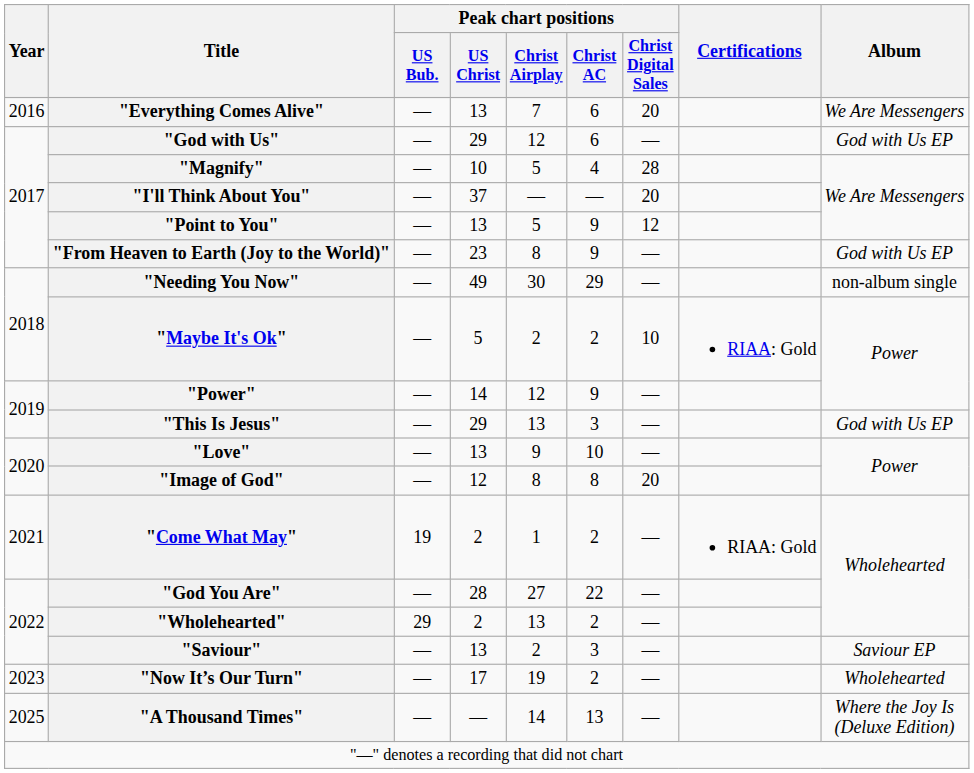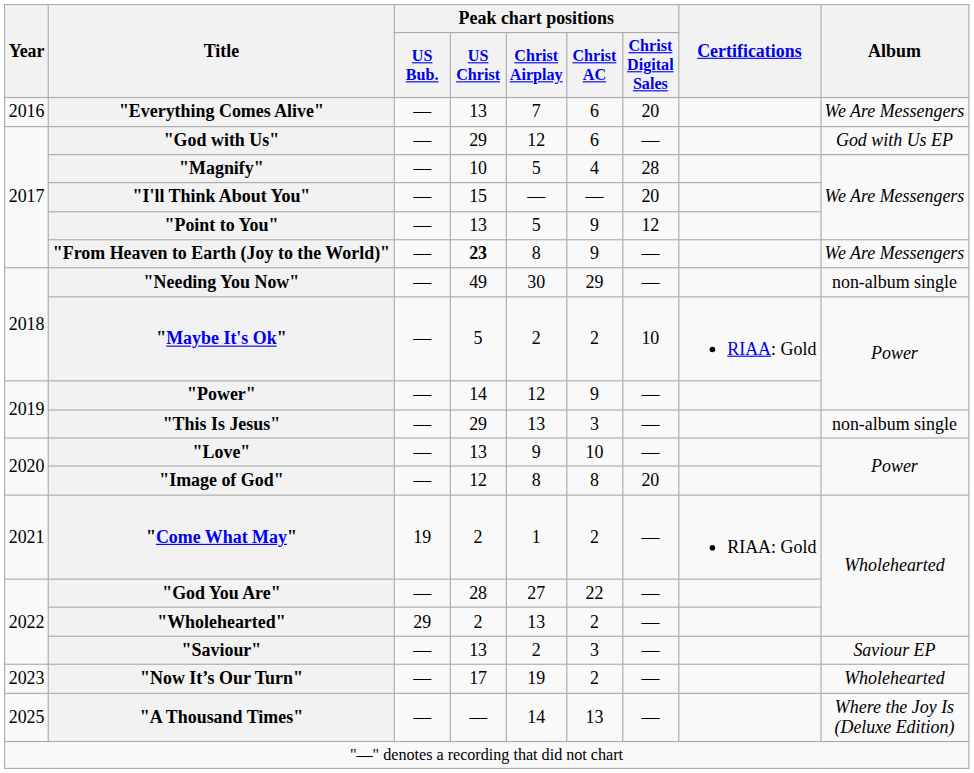(478, 197) 37 -> (478, 197) 15
(478, 253) normal -> (478, 253) bold
(894, 253) God with Us EP -> (894, 253) We Are Messengers
(894, 423) God with Us EP -> (894, 423) non-album single
